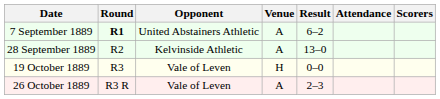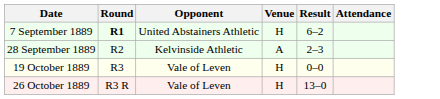- column: (415, 13)
(279, 31) A -> (279, 31) H
(315, 49) 13–0 -> (315, 49) 2–3
(279, 85) A -> (279, 85) H
(315, 85) 2–3 -> (315, 85) 13–0
